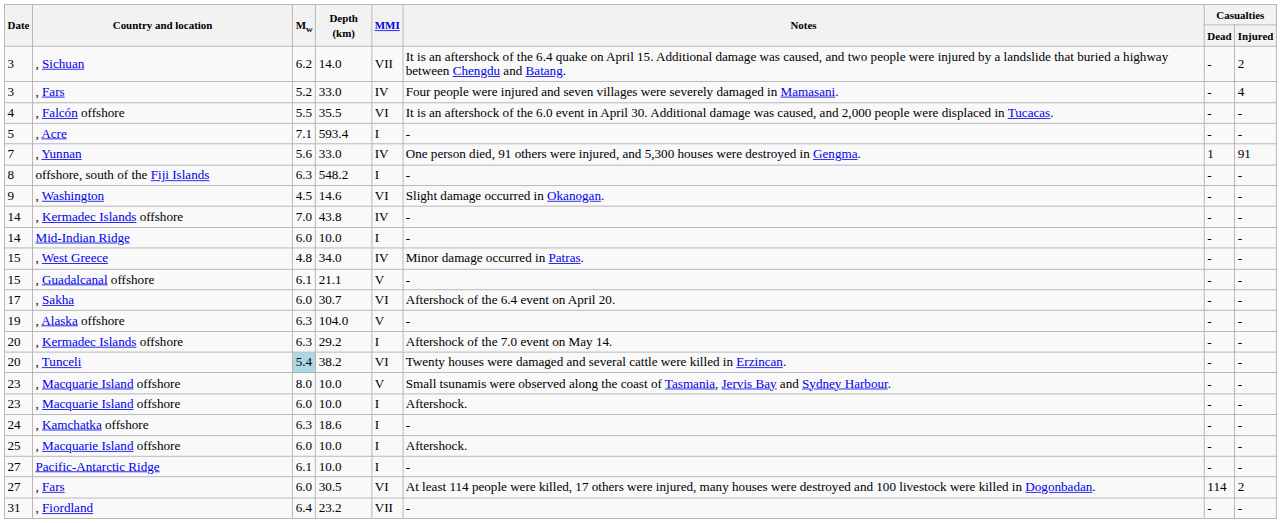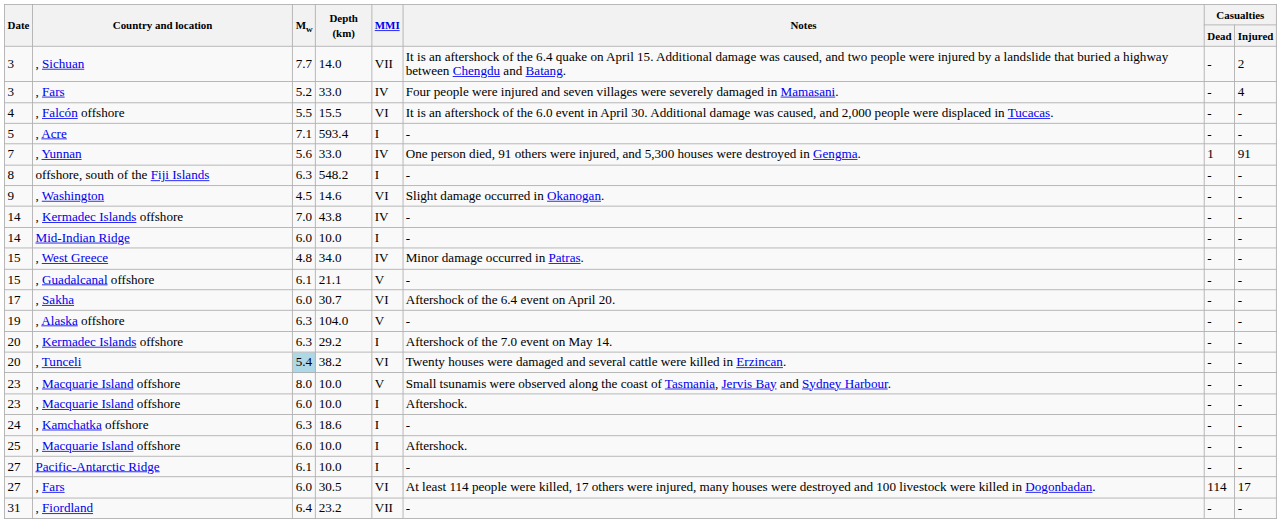(304, 63) 6.2 -> (304, 63) 7.7
(330, 112) 35.5 -> (330, 112) 15.5
(1241, 487) 2 -> (1244, 487) 17
